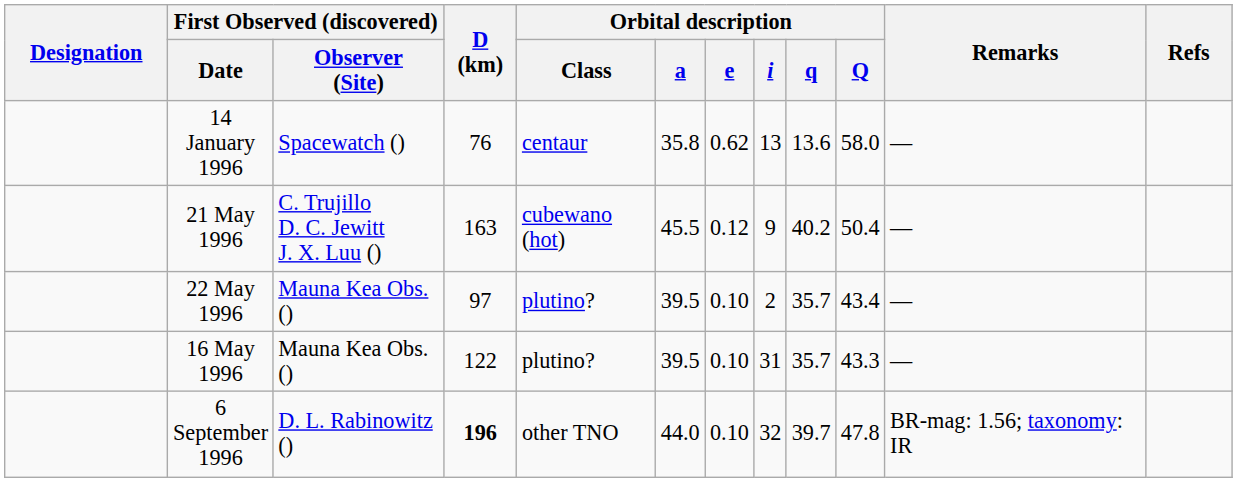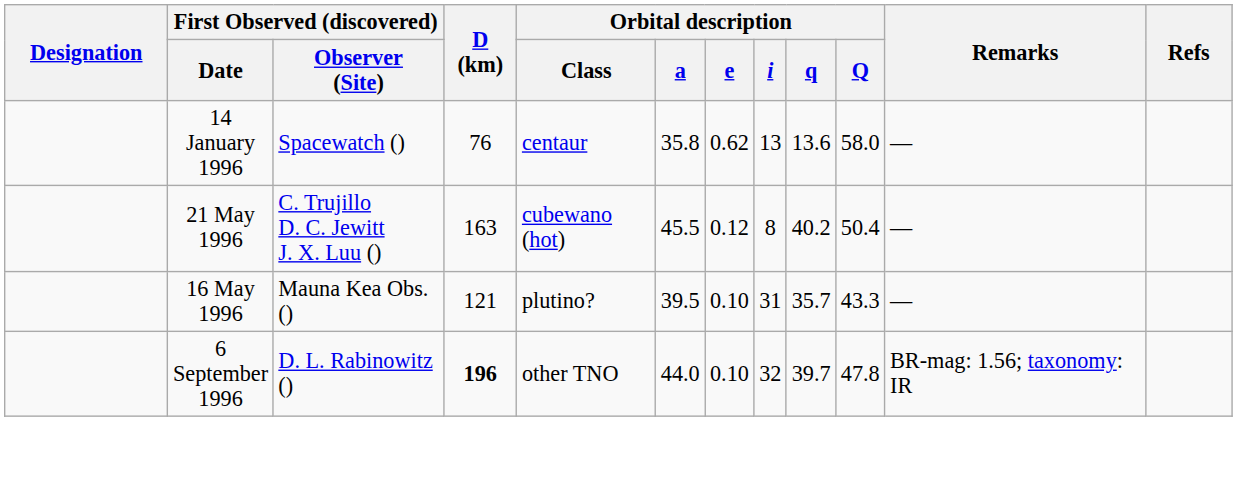(770, 228) 9 -> (770, 228) 8
- row: (221, 300)
(480, 361) 122 -> (480, 300) 121
